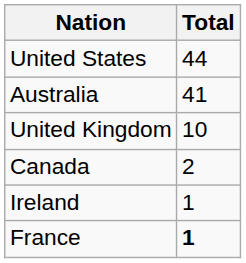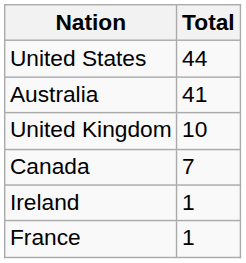(188, 166) 2 -> (188, 166) 7
(188, 238) bold -> (188, 238) normal
